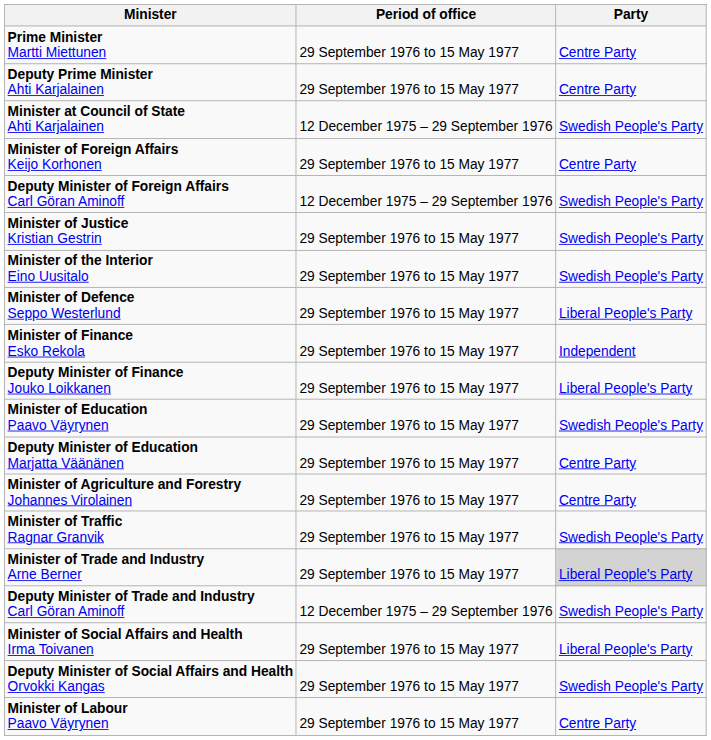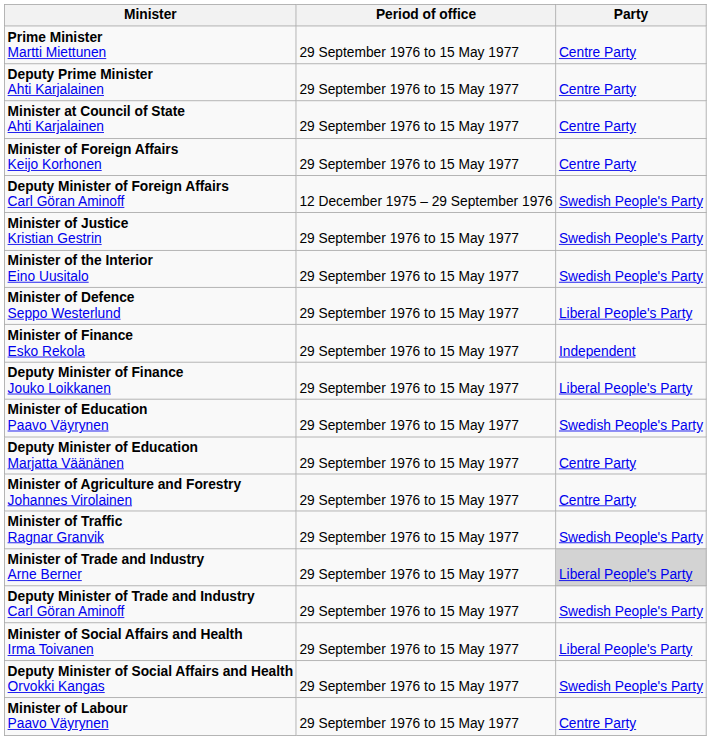(426, 127) 12 December 1975 – 29 September 1976 -> (409, 127) 29 September 1976 to 15 May 1977
(631, 127) Swedish People's Party -> (598, 127) Centre Party
(426, 612) 12 December 1975 – 29 September 1976 -> (409, 612) 29 September 1976 to 15 May 1977
